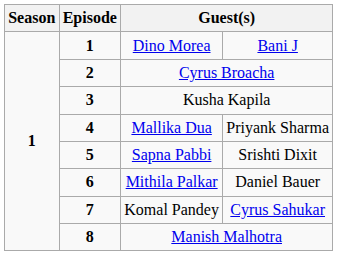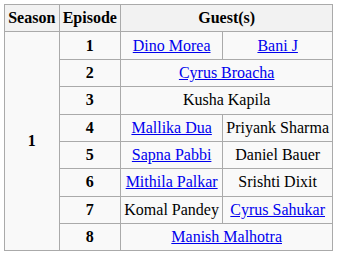(278, 155) Srishti Dixit -> (278, 155) Daniel Bauer
(278, 182) Daniel Bauer -> (278, 182) Srishti Dixit
